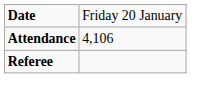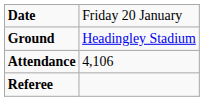+ row: (31, 38)
